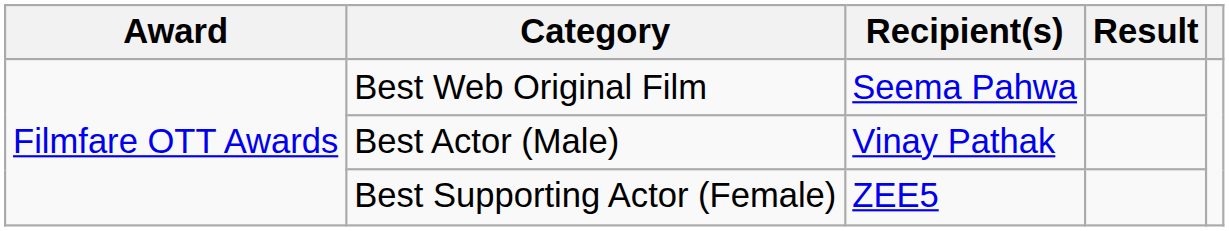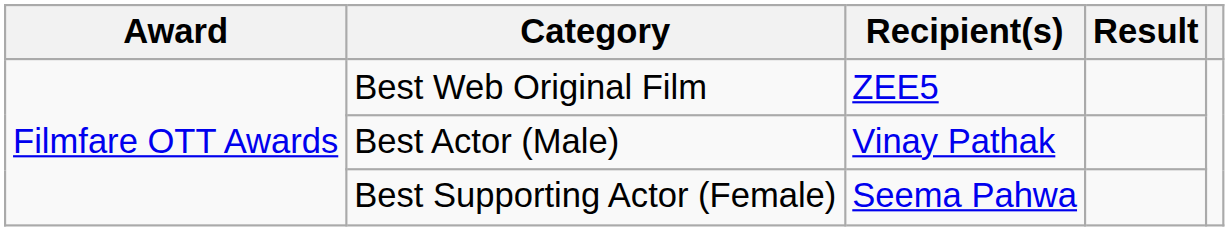(965, 86) Seema Pahwa -> (895, 86) ZEE5
(895, 196) ZEE5 -> (965, 196) Seema Pahwa
